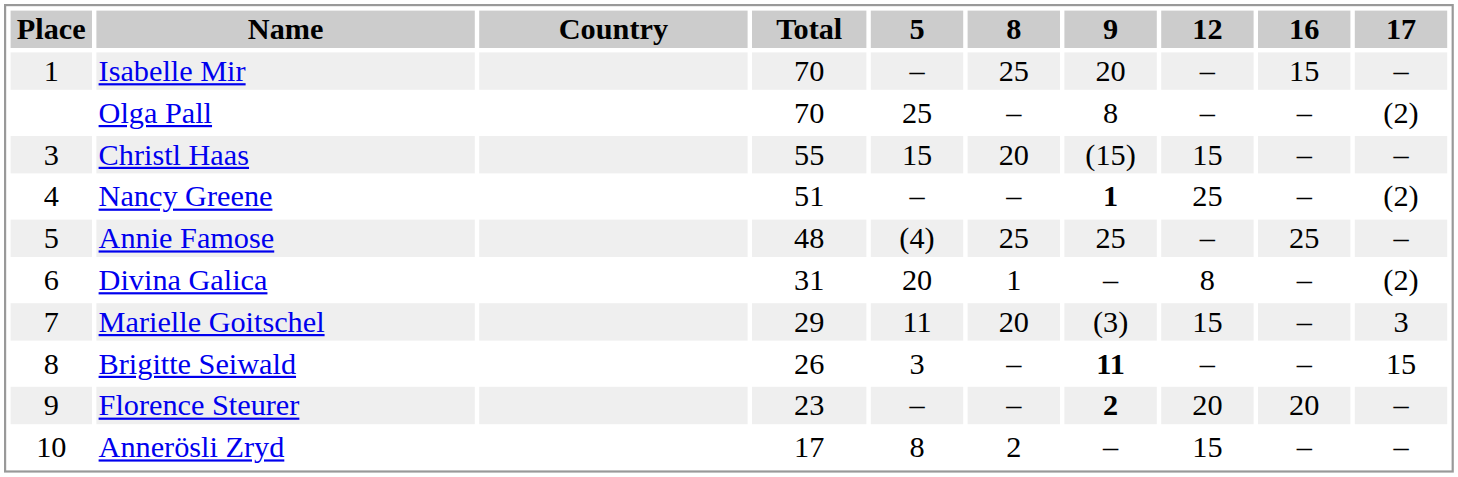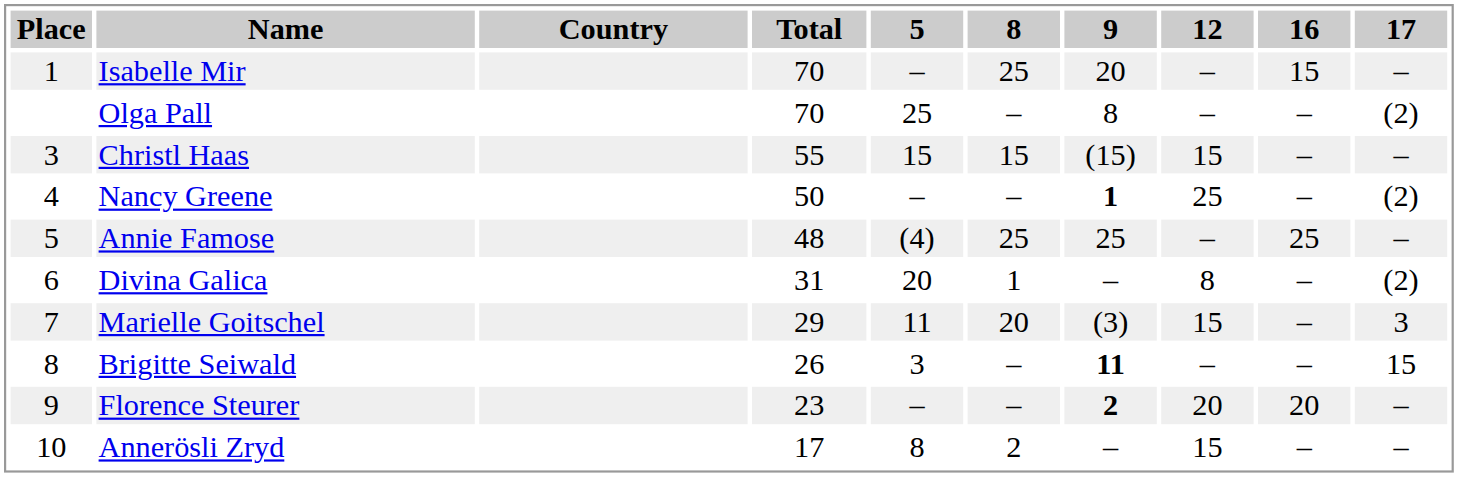(1014, 155) 20 -> (1014, 155) 15
(809, 196) 51 -> (809, 196) 50
